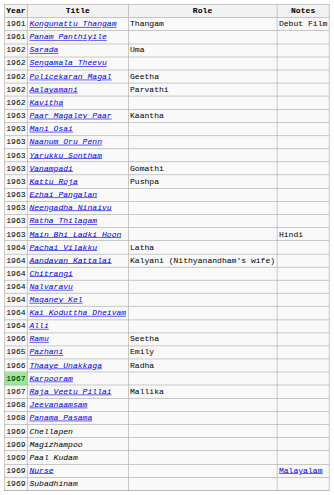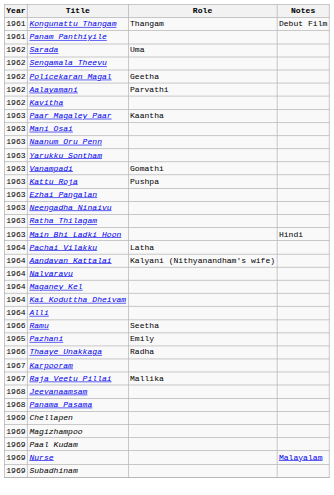- row: (51, 274)
(16, 379) lightgreen background -> (16, 366) no background
